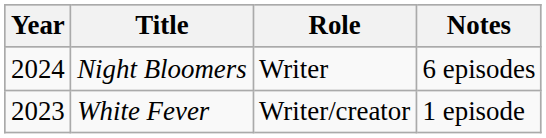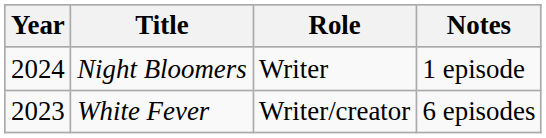(479, 68) 6 episodes -> (474, 68) 1 episode
(474, 111) 1 episode -> (479, 111) 6 episodes
